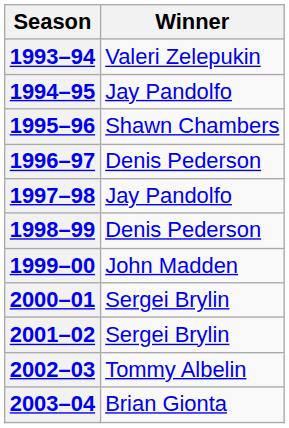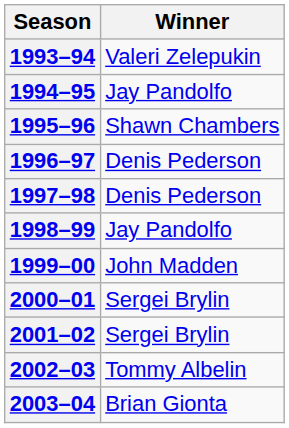(169, 195) Jay Pandolfo -> (183, 195) Denis Pederson
(183, 230) Denis Pederson -> (169, 230) Jay Pandolfo
